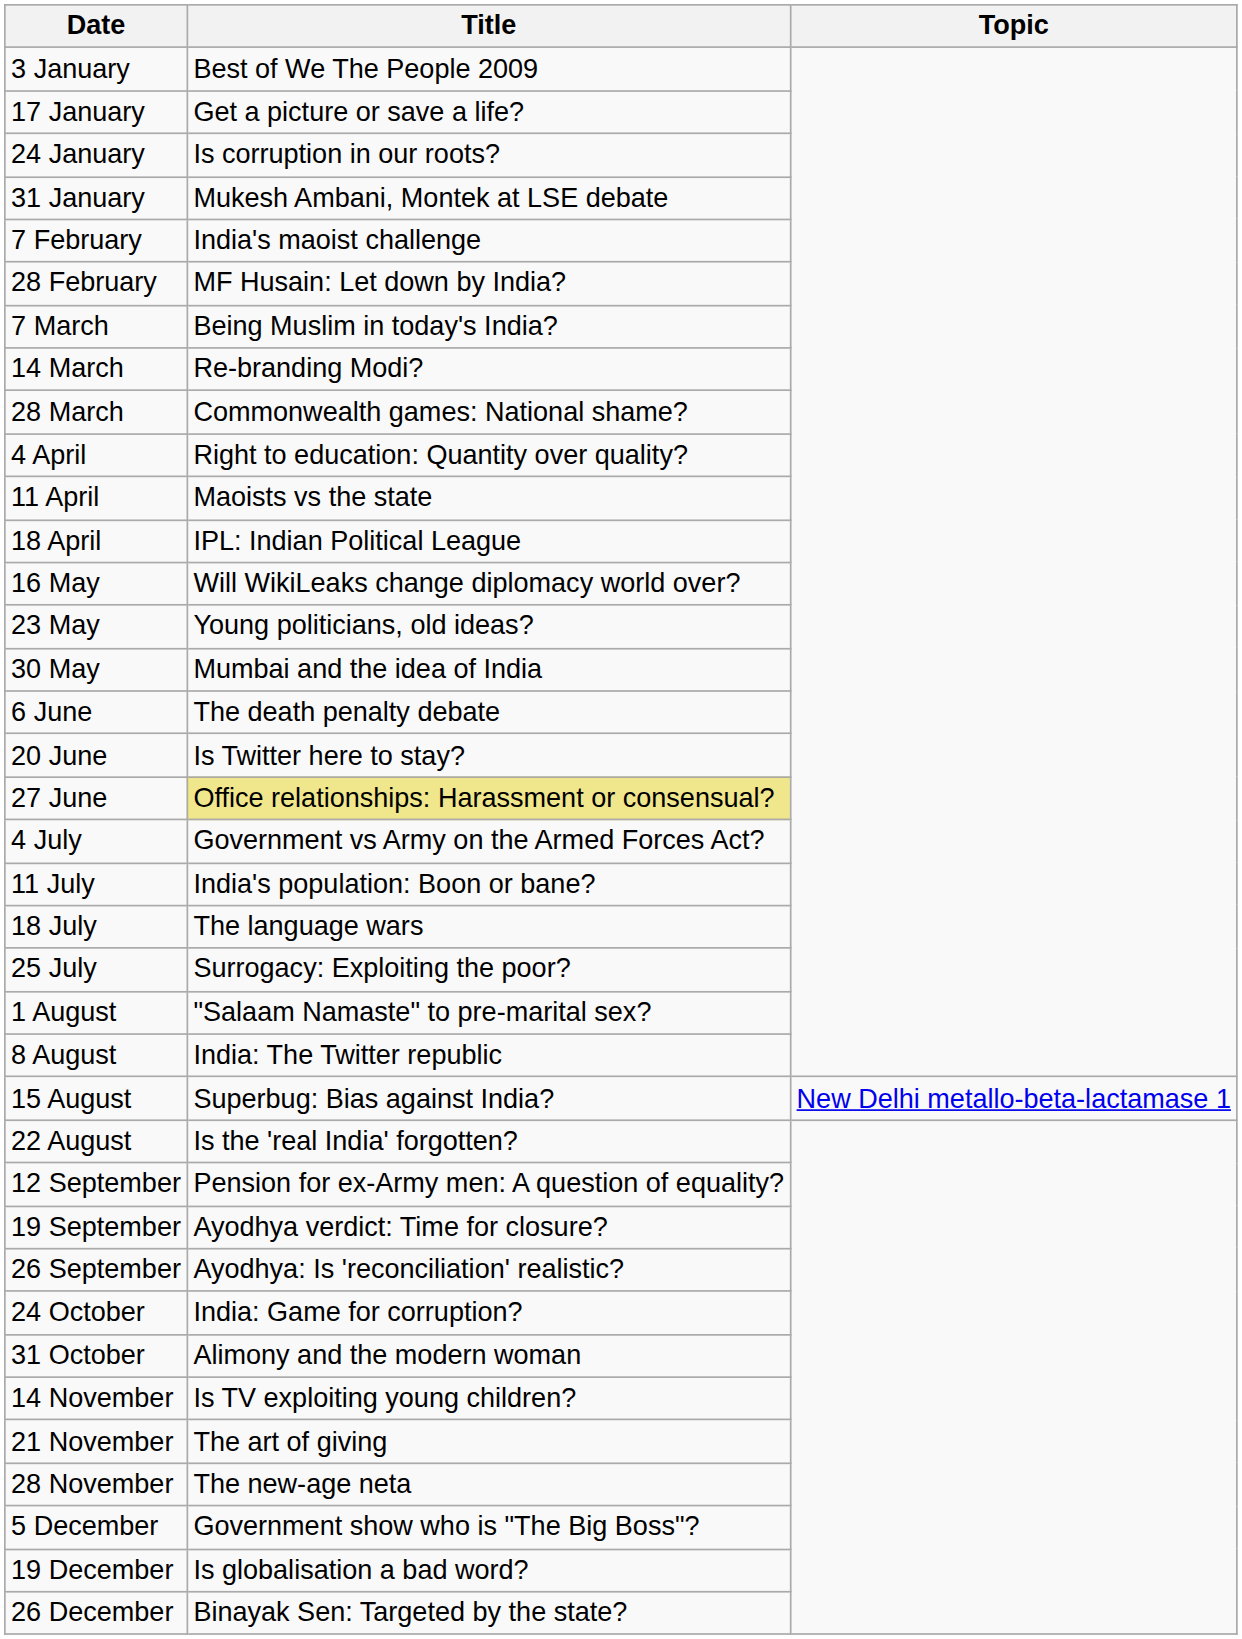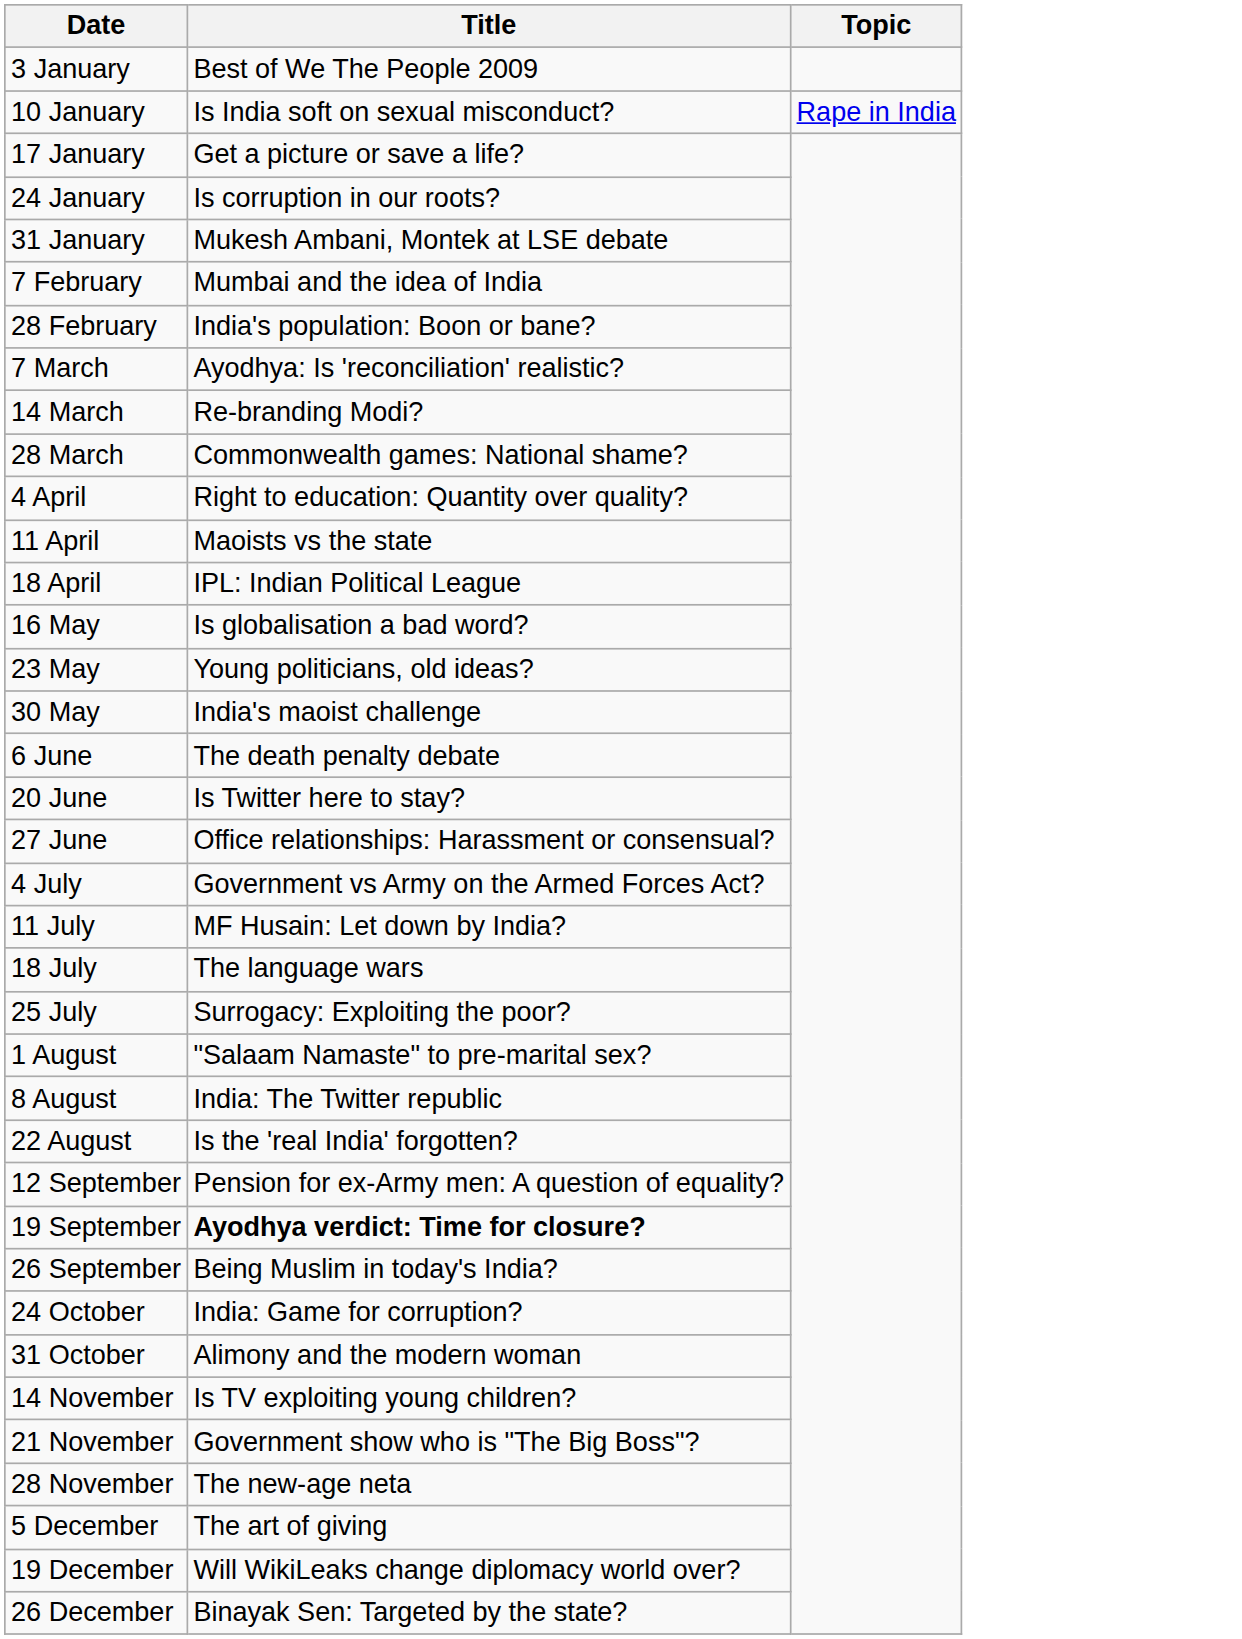+ row: (78, 111)
(337, 240) India's maoist challenge -> (368, 283) Mumbai and the idea of India
(380, 283) MF Husain: Let down by India? -> (394, 326) India's population: Boon or bane?
(376, 326) Being Muslim in today's India? -> (409, 369) Ayodhya: Is 'reconciliation' realistic?
(467, 583) Will WikiLeaks change diplomacy world over? -> (361, 626) Is globalisation a bad word?
(368, 669) Mumbai and the idea of India -> (337, 712) India's maoist challenge
(484, 797) khaki background -> (484, 840) no background
(394, 883) India's population: Boon or bane? -> (380, 926) MF Husain: Let down by India?
- row: (71, 1098)
(401, 1226) normal -> (420, 1226) bold
(409, 1269) Ayodhya: Is 'reconciliation' realistic? -> (376, 1269) Being Muslim in today's India?
(290, 1441) The art of giving -> (446, 1441) Government show who is "The Big Boss"?
(446, 1526) Government show who is "The Big Boss"? -> (290, 1526) The art of giving
(361, 1569) Is globalisation a bad word? -> (467, 1569) Will WikiLeaks change diplomacy world over?
